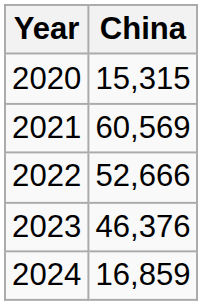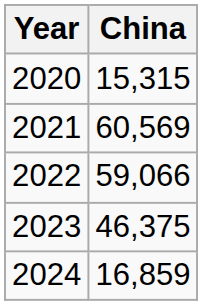(143, 176) 52,666 -> (143, 176) 59,066
(143, 226) 46,376 -> (143, 226) 46,375
